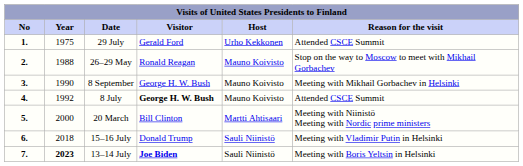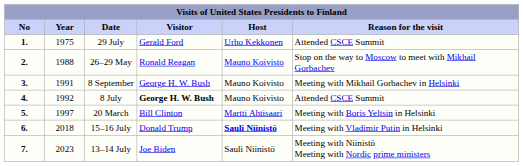(65, 83) 1990 -> (65, 83) 1991
(65, 118) 2000 -> (65, 113) 1997
(362, 118) Meeting with Niinistö Meeting with Nordic prime ministers -> (365, 113) Meeting with Boris Yeltsin in Helsinki
(250, 139) normal -> (251, 128) bold
(65, 154) bold -> (65, 148) normal
(158, 154) bold -> (157, 148) normal
(365, 154) Meeting with Boris Yeltsin in Helsinki -> (362, 148) Meeting with Niinistö Meeting with Nordic prime ministers
